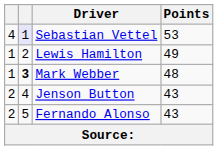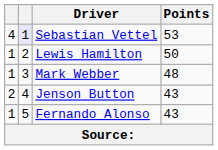(171, 55) 49 -> (171, 55) 50
(25, 75) bold -> (25, 75) normal
(12, 115) 2 -> (12, 115) 1
